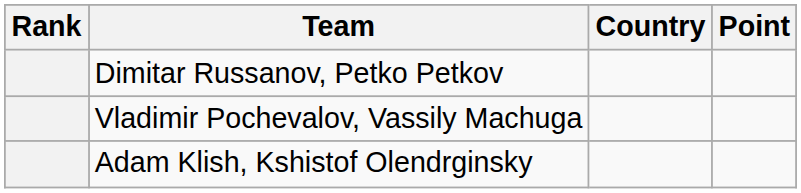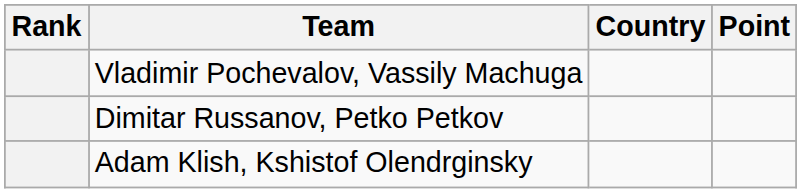rows swapped: (339, 118) <-> (299, 72)
